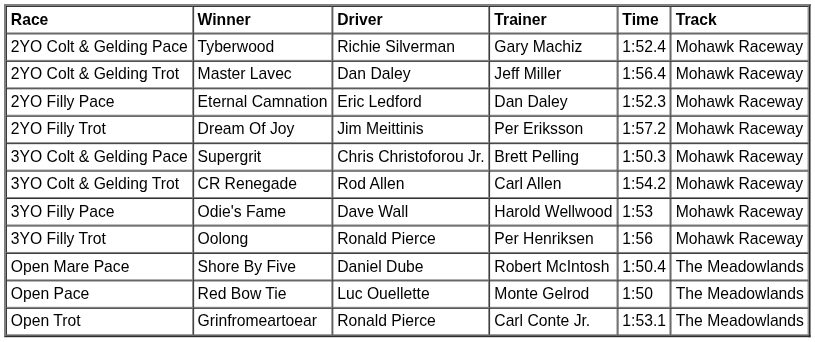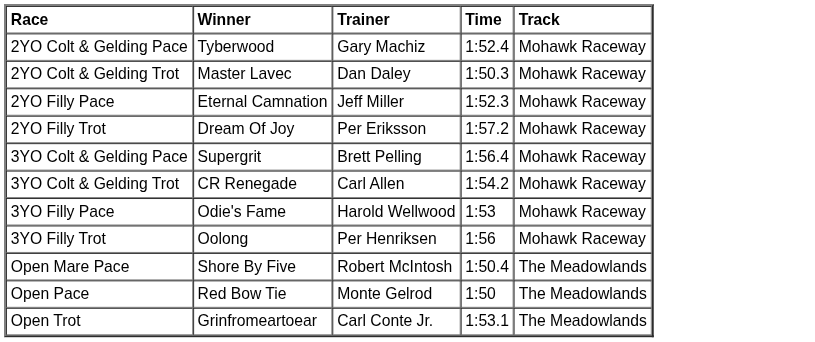- column: (360, 19)
(528, 74) Jeff Miller -> (374, 74) Dan Daley
(644, 74) 1:56.4 -> (487, 74) 1:50.3
(531, 102) Dan Daley -> (371, 102) Jeff Miller
(644, 156) 1:50.3 -> (487, 156) 1:56.4
